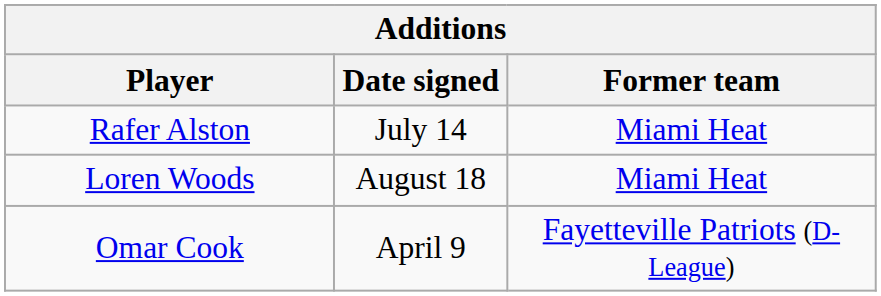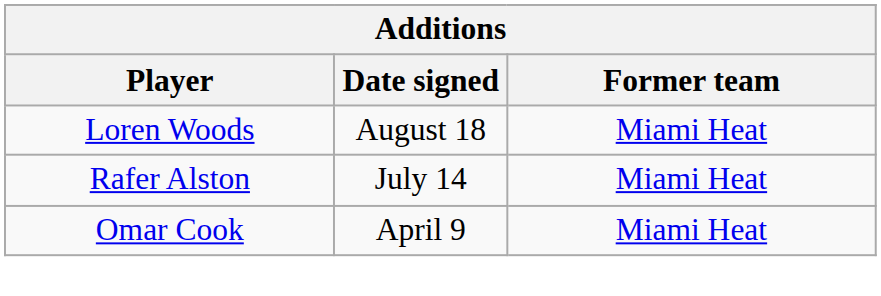rows swapped: (170, 129) <-> (170, 179)
(691, 247) Fayetteville Patriots (D-League) -> (691, 229) Miami Heat
